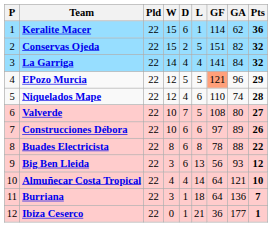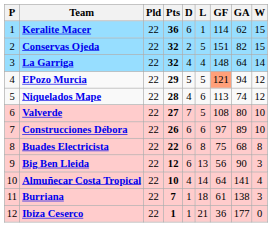columns swapped: (171, 12) <-> (258, 12)
(217, 63) 141 -> (221, 63) 148
(238, 63) 84 -> (242, 63) 64
(238, 79) 96 -> (242, 79) 94
(217, 96) 110 -> (221, 96) 113
(217, 146) 78 -> (221, 146) 75
(238, 146) 88 -> (242, 146) 68
(238, 163) 93 -> (242, 163) 90
(238, 180) 121 -> (242, 180) 141
(217, 197) 64 -> (221, 197) 61
(238, 197) 136 -> (242, 197) 138
